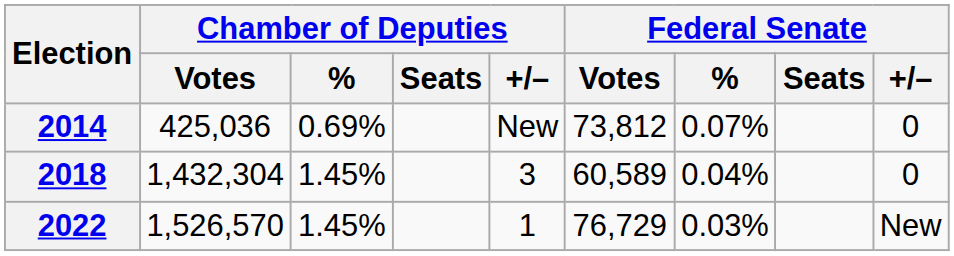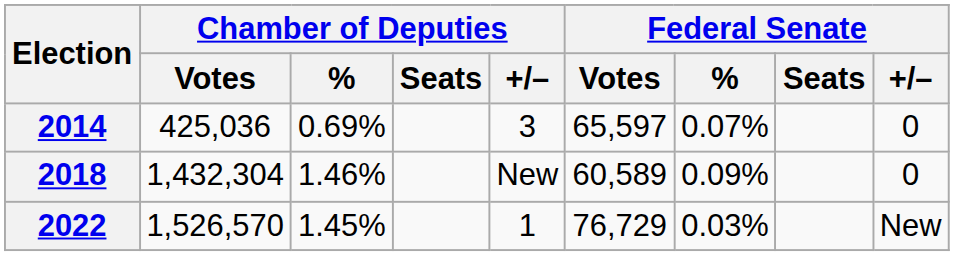(527, 126) New -> (527, 126) 3
(620, 126) 73,812 -> (620, 126) 65,597
(342, 175) 1.45% -> (342, 175) 1.46%
(527, 175) 3 -> (527, 175) New
(725, 175) 0.04% -> (725, 175) 0.09%
